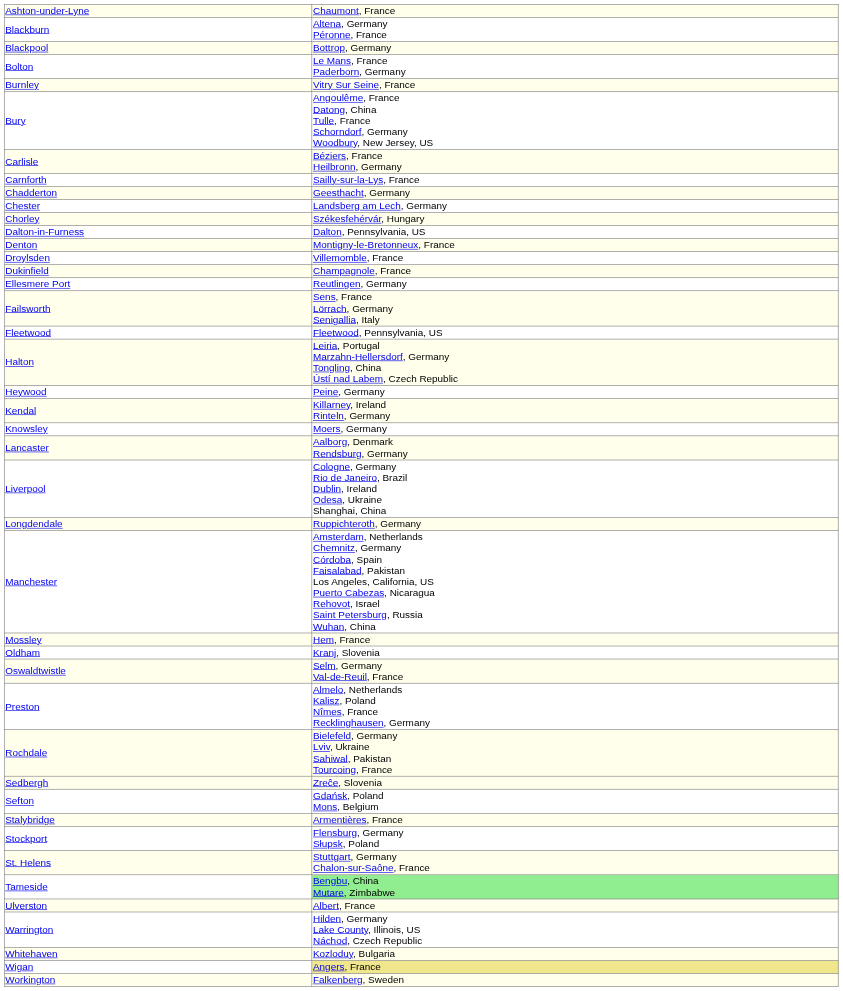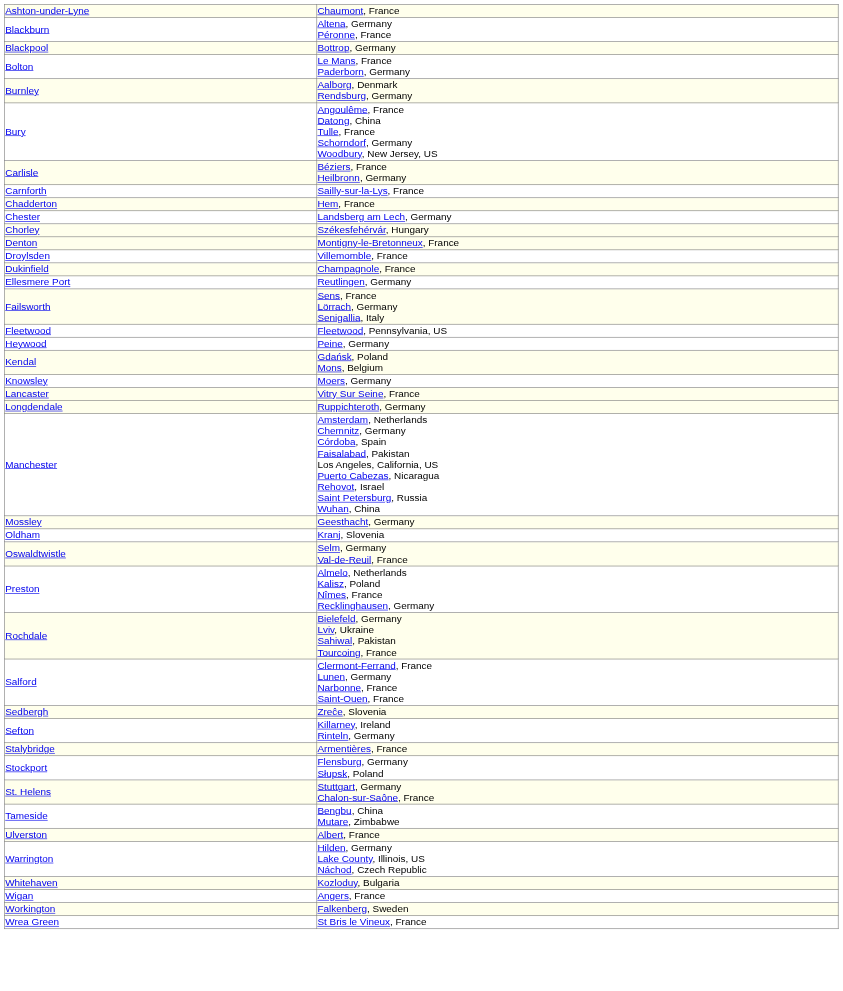(364, 85) Vitry Sur Seine, France -> (365, 90) Aalborg, Denmark Rendsburg, Germany
(362, 193) Geesthacht, Germany -> (346, 204) Hem, France
- row: (45, 232)
- row: (20, 362)
(352, 410) Killarney, Ireland Rinteln, Germany -> (353, 362) Gdańsk, Poland Mons, Belgium
(360, 448) Aalborg, Denmark Rendsburg, Germany -> (369, 394) Vitry Sur Seine, France
- row: (25, 489)
(342, 639) Hem, France -> (366, 522) Geesthacht, Germany
+ row: (21, 682)
(348, 801) Gdańsk, Poland Mons, Belgium -> (356, 730) Killarney, Ireland Rinteln, Germany
(354, 887) lightgreen background -> (358, 816) no background
(347, 967) khaki background -> (351, 896) no background
+ row: (32, 922)
